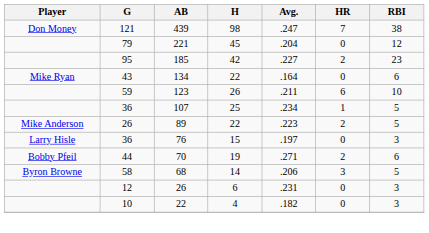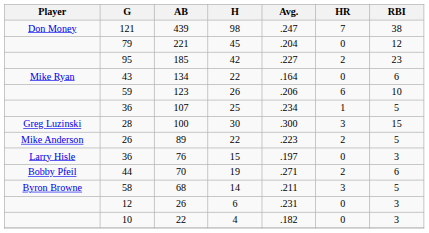(289, 92) .211 -> (289, 92) .206
+ row: (181, 124)
(289, 172) .206 -> (289, 188) .211
